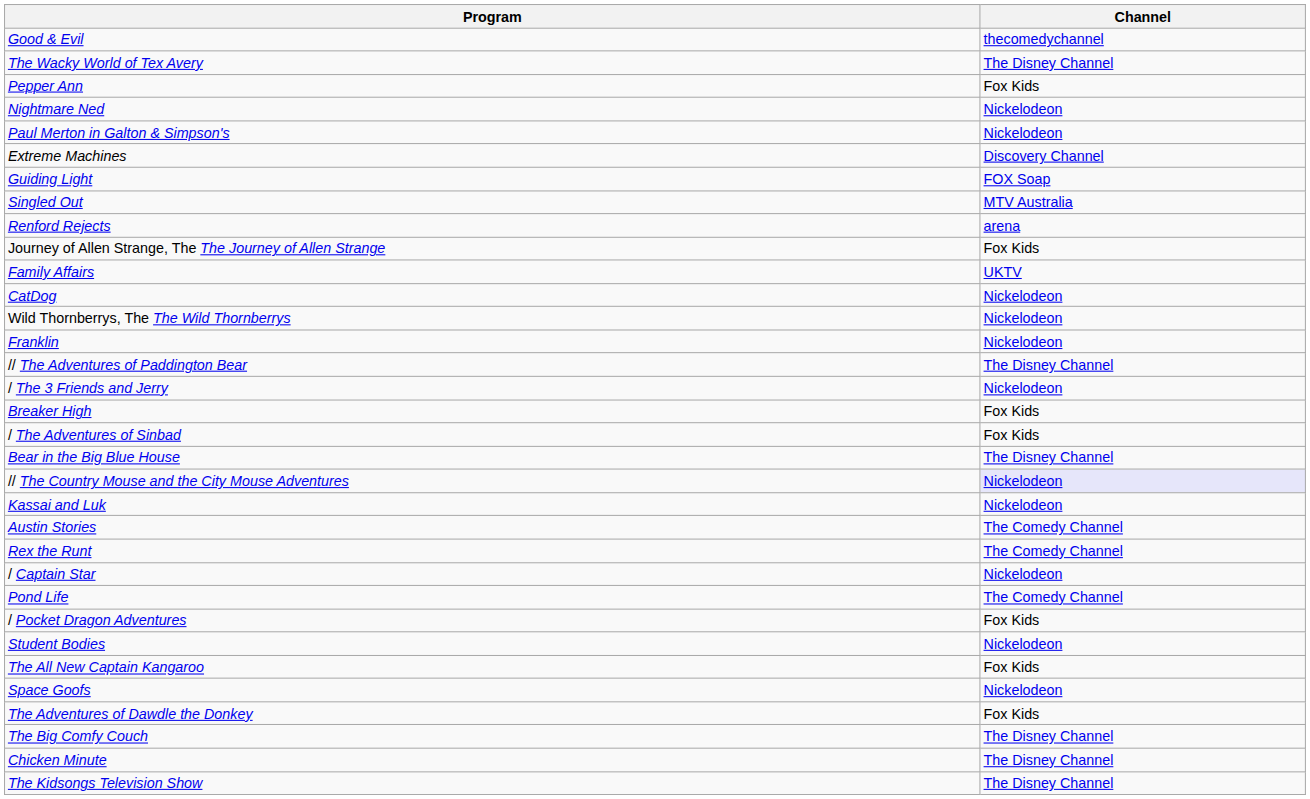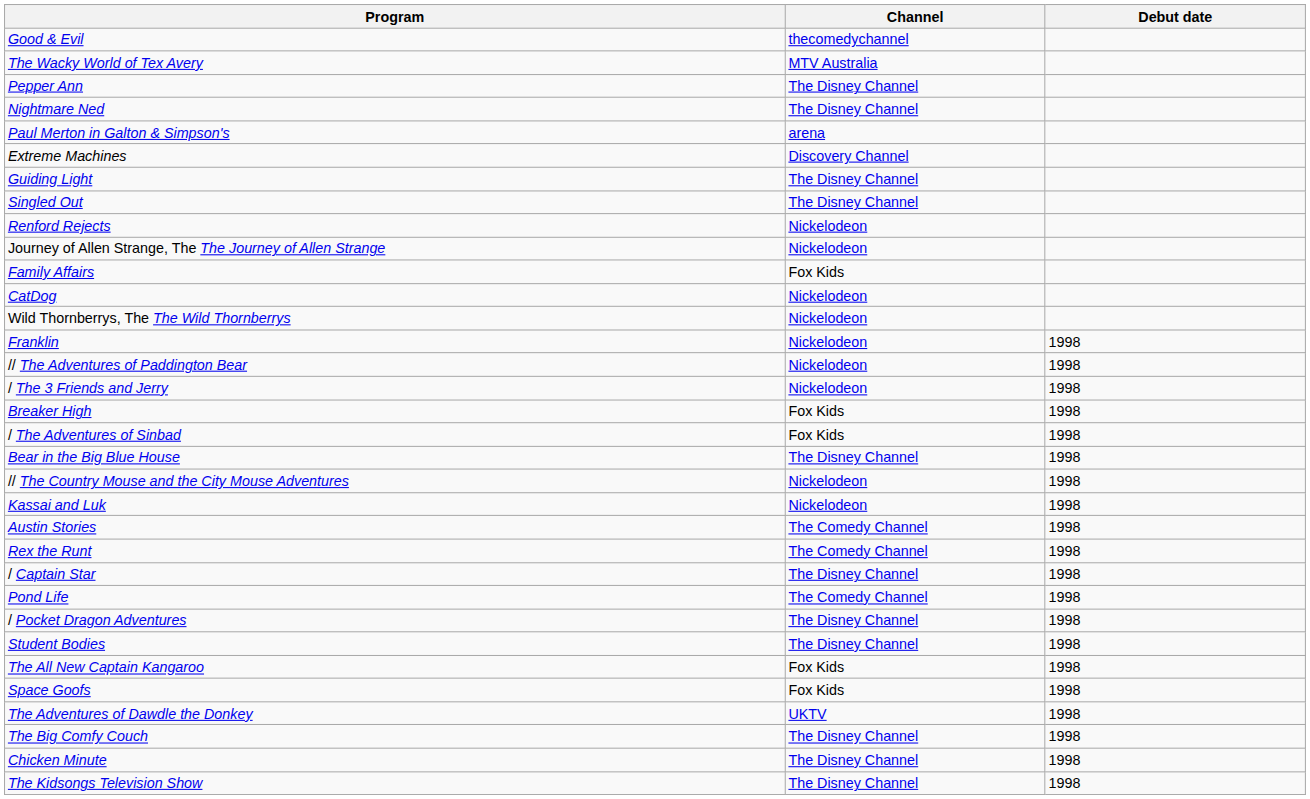+ column: (1175, 16)
(1048, 63) The Disney Channel -> (833, 63) MTV Australia
(1011, 86) Fox Kids -> (853, 86) The Disney Channel
(1023, 109) Nickelodeon -> (853, 109) The Disney Channel
(1023, 132) Nickelodeon -> (807, 132) arena
(1017, 179) FOX Soap -> (853, 179) The Disney Channel
(1028, 202) MTV Australia -> (853, 202) The Disney Channel
(1002, 225) arena -> (828, 225) Nickelodeon
(1011, 248) Fox Kids -> (828, 248) Nickelodeon
(1003, 272) UKTV -> (816, 272) Fox Kids
(1048, 365) The Disney Channel -> (828, 365) Nickelodeon
(1023, 481) lavender background -> (828, 481) no background
(1023, 574) Nickelodeon -> (853, 574) The Disney Channel
(1011, 620) Fox Kids -> (853, 620) The Disney Channel
(1023, 644) Nickelodeon -> (853, 644) The Disney Channel
(1023, 690) Nickelodeon -> (816, 690) Fox Kids
(1011, 713) Fox Kids -> (808, 713) UKTV
